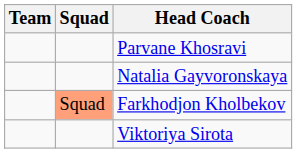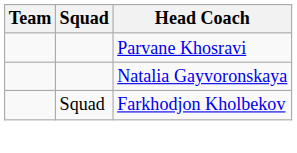(82, 104) lightsalmon background -> (82, 104) no background
- row: (175, 133)
